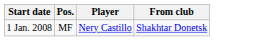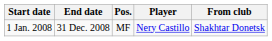+ column: (83, 12)
